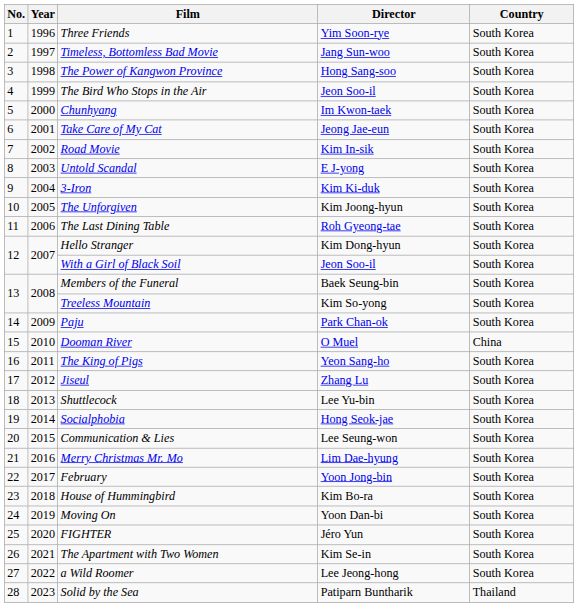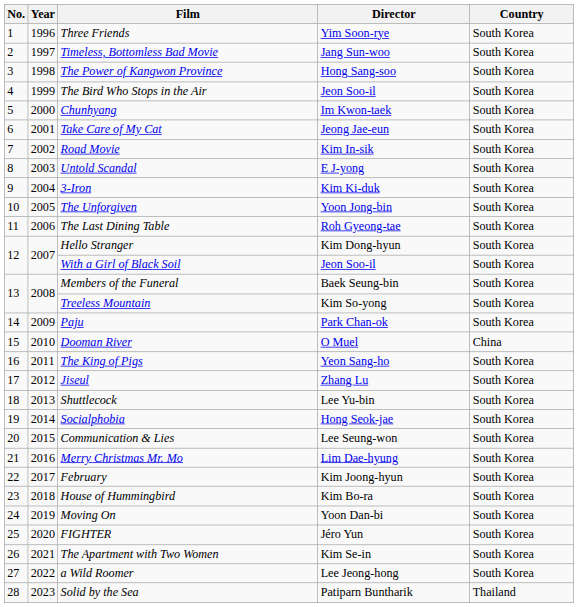(362, 206) Kim Joong-hyun -> (356, 206) Yoon Jong-bin
(356, 476) Yoon Jong-bin -> (362, 476) Kim Joong-hyun
